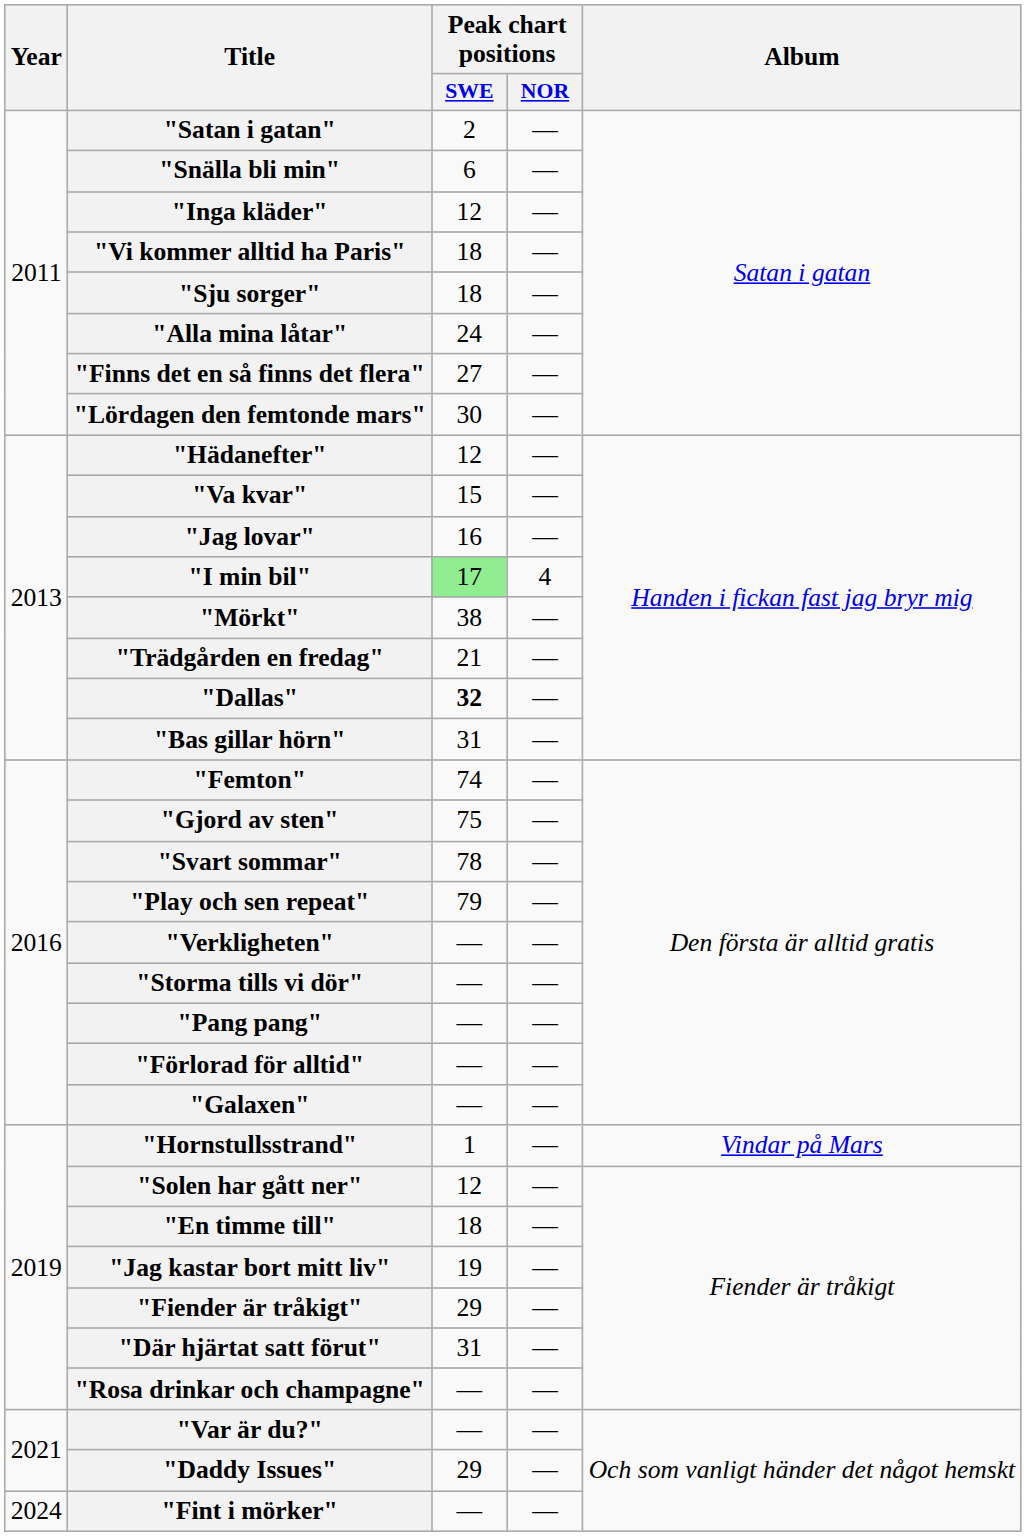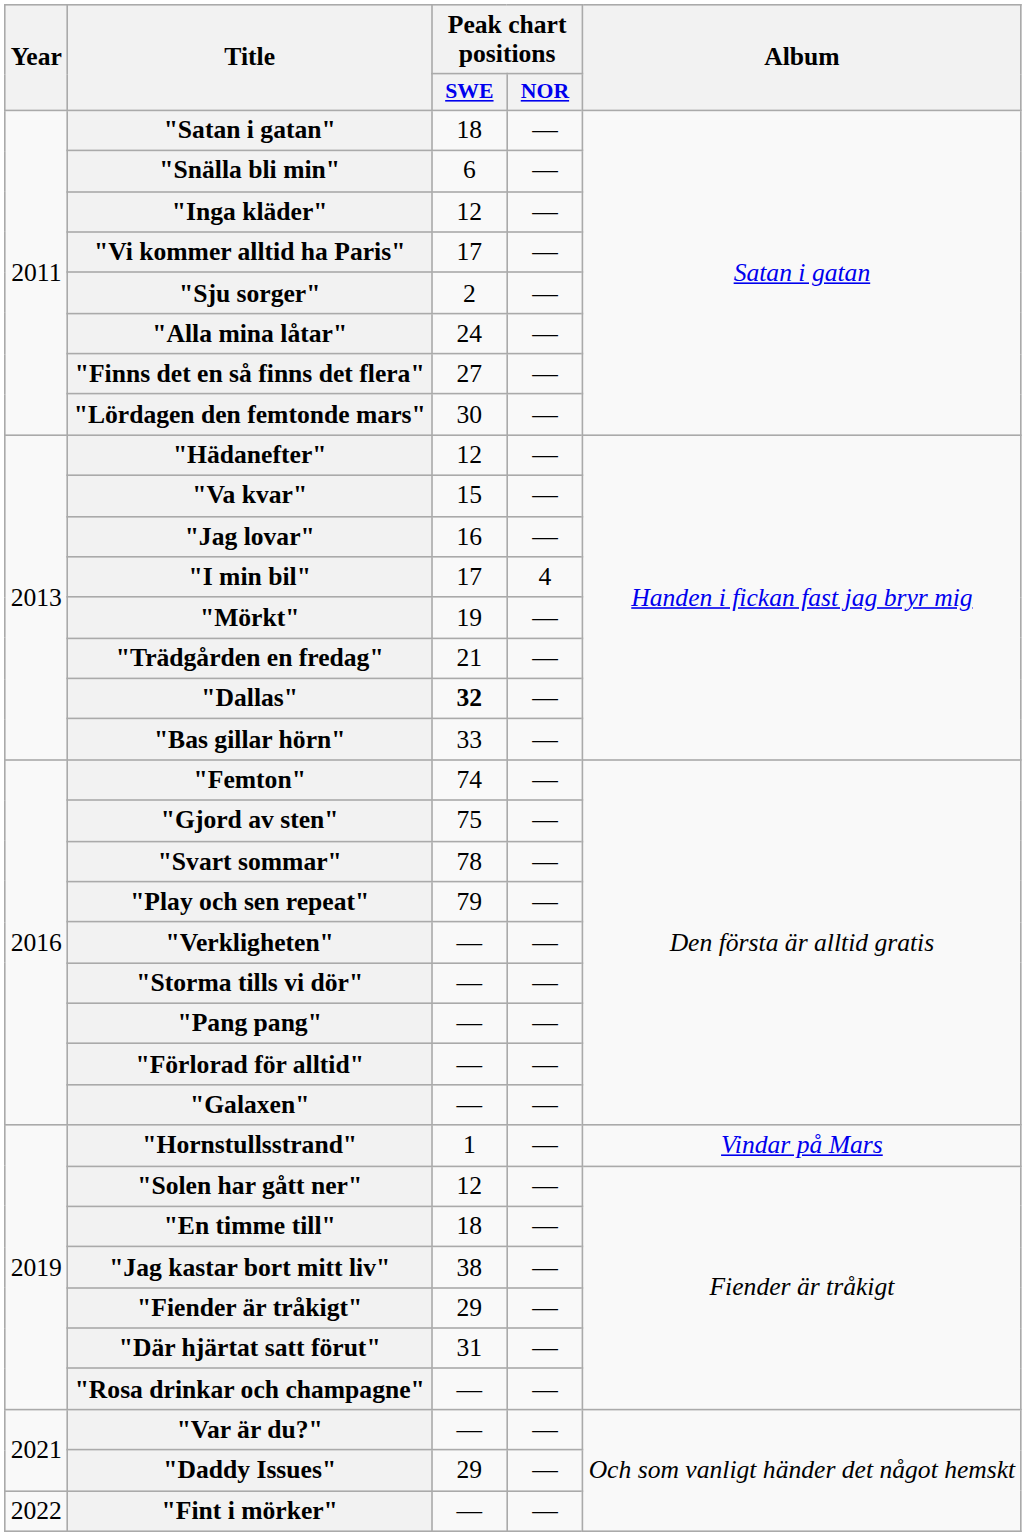(469, 130) 2 -> (469, 130) 18
(469, 251) 18 -> (469, 251) 17
(469, 292) 18 -> (469, 292) 2
(469, 576) lightgreen background -> (469, 576) no background
(469, 617) 38 -> (469, 617) 19
(469, 739) 31 -> (469, 739) 33
(469, 1266) 19 -> (469, 1266) 38
(36, 1510) 2024 -> (36, 1510) 2022
